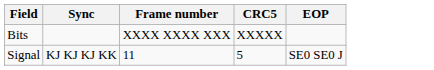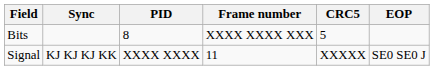+ column: (161, 14)
(260, 34) XXXXX -> (323, 34) 5
(240, 55) 5 -> (343, 55) XXXXX
